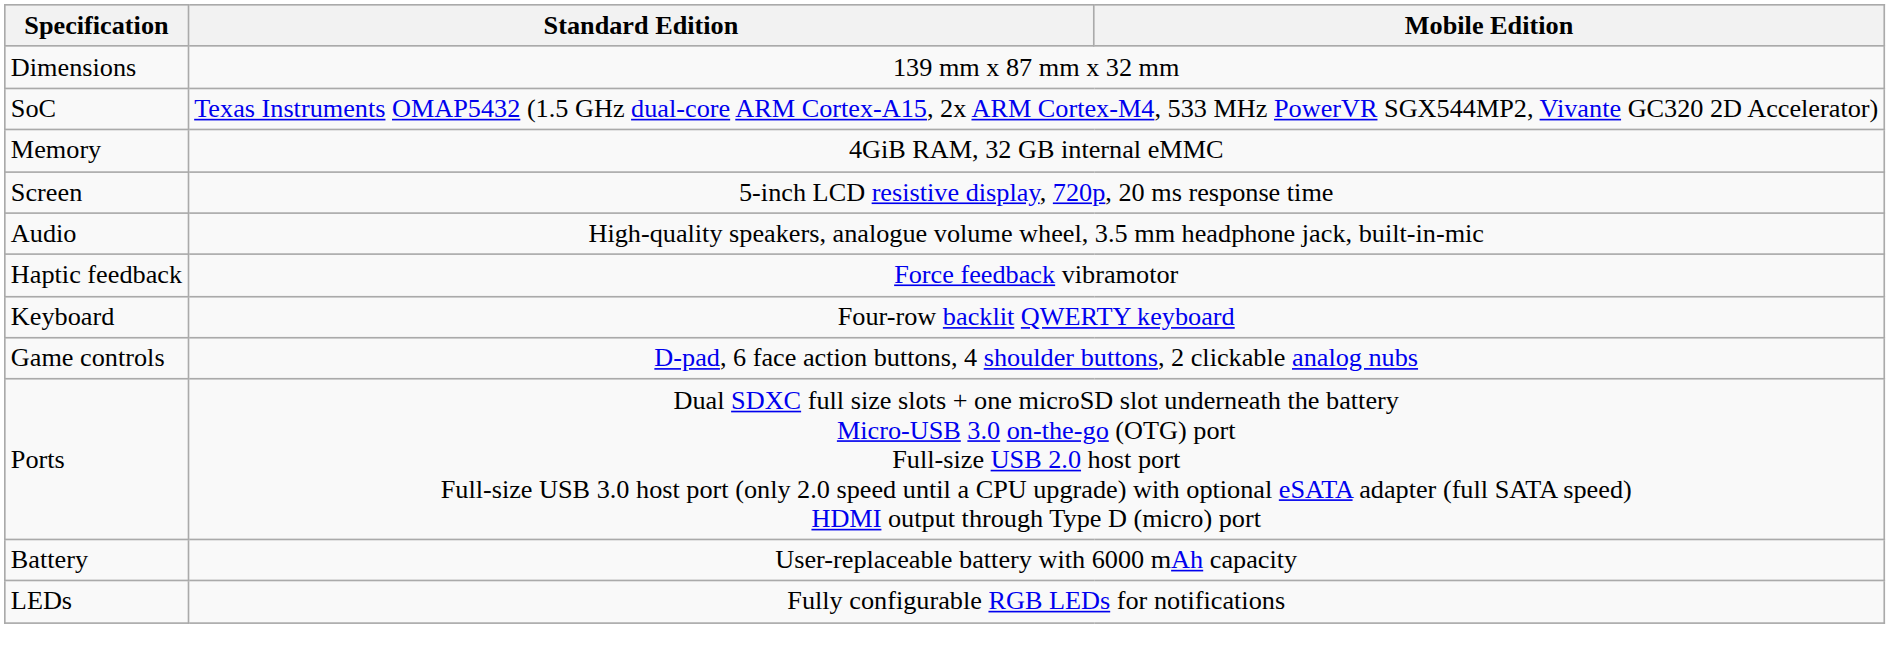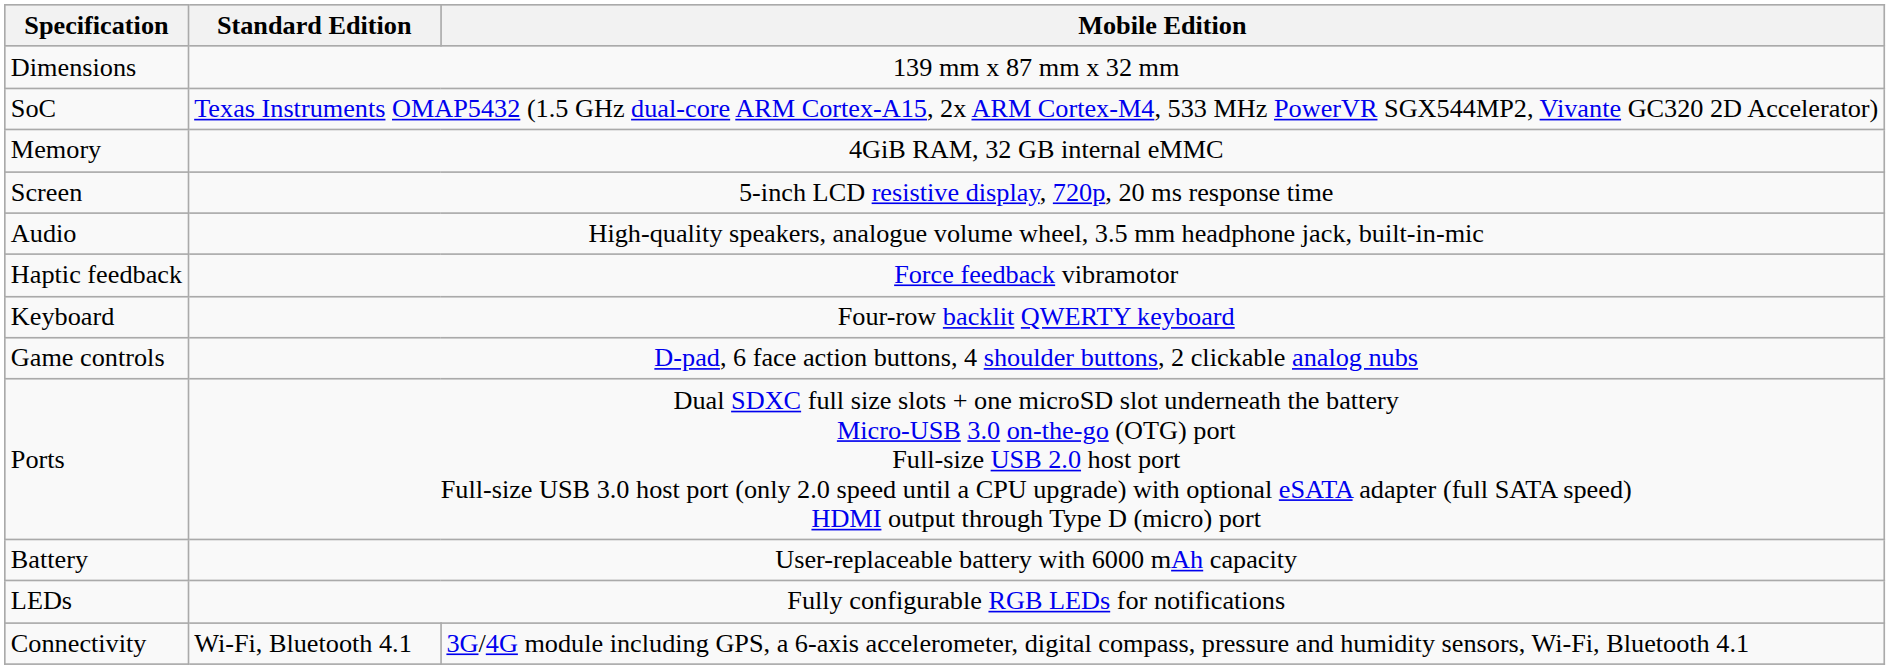+ row: (79, 642)
